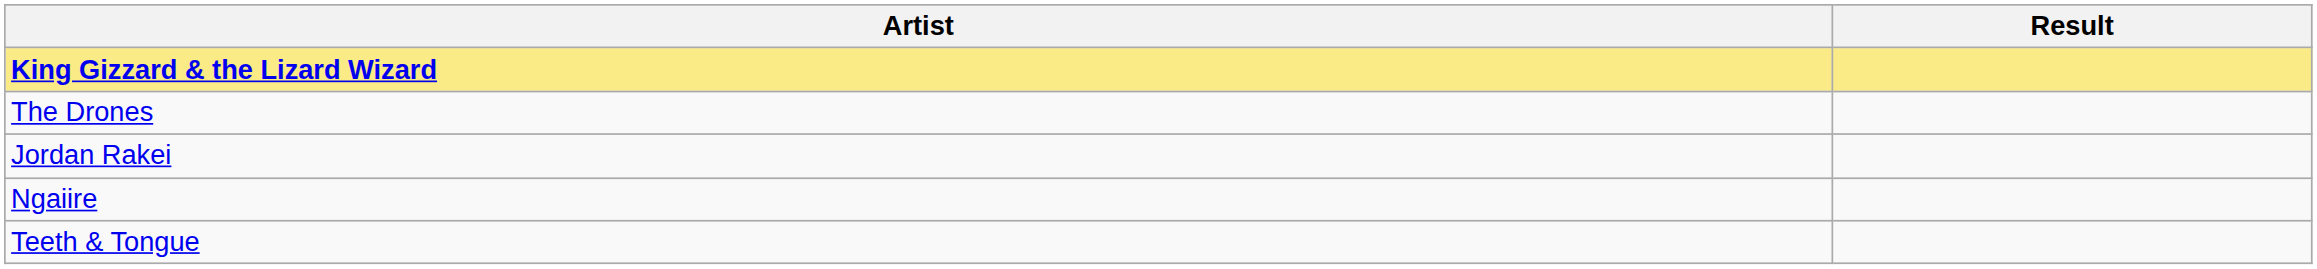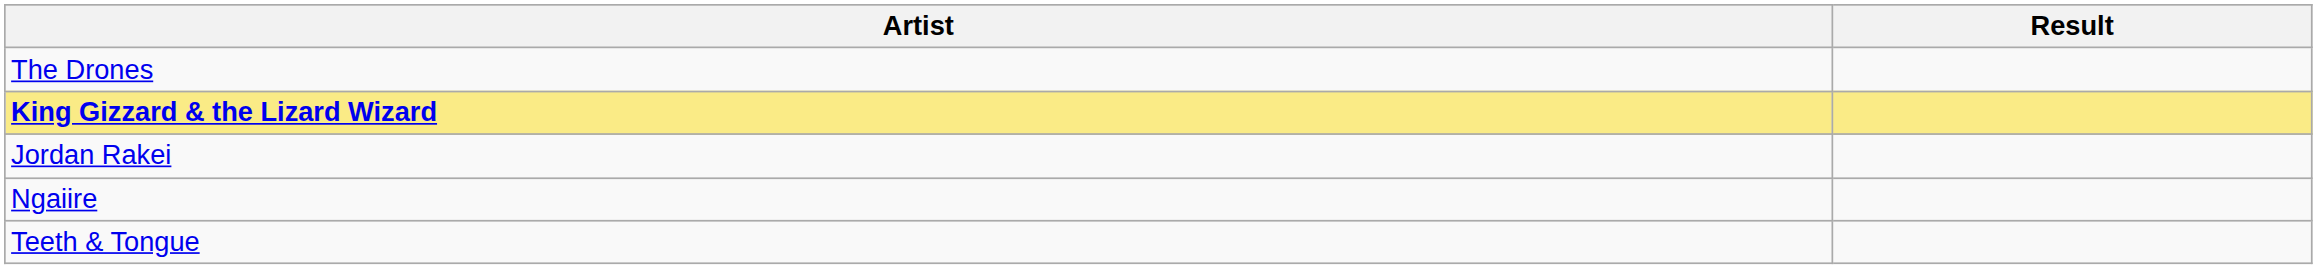rows swapped: (224, 69) <-> (82, 112)
